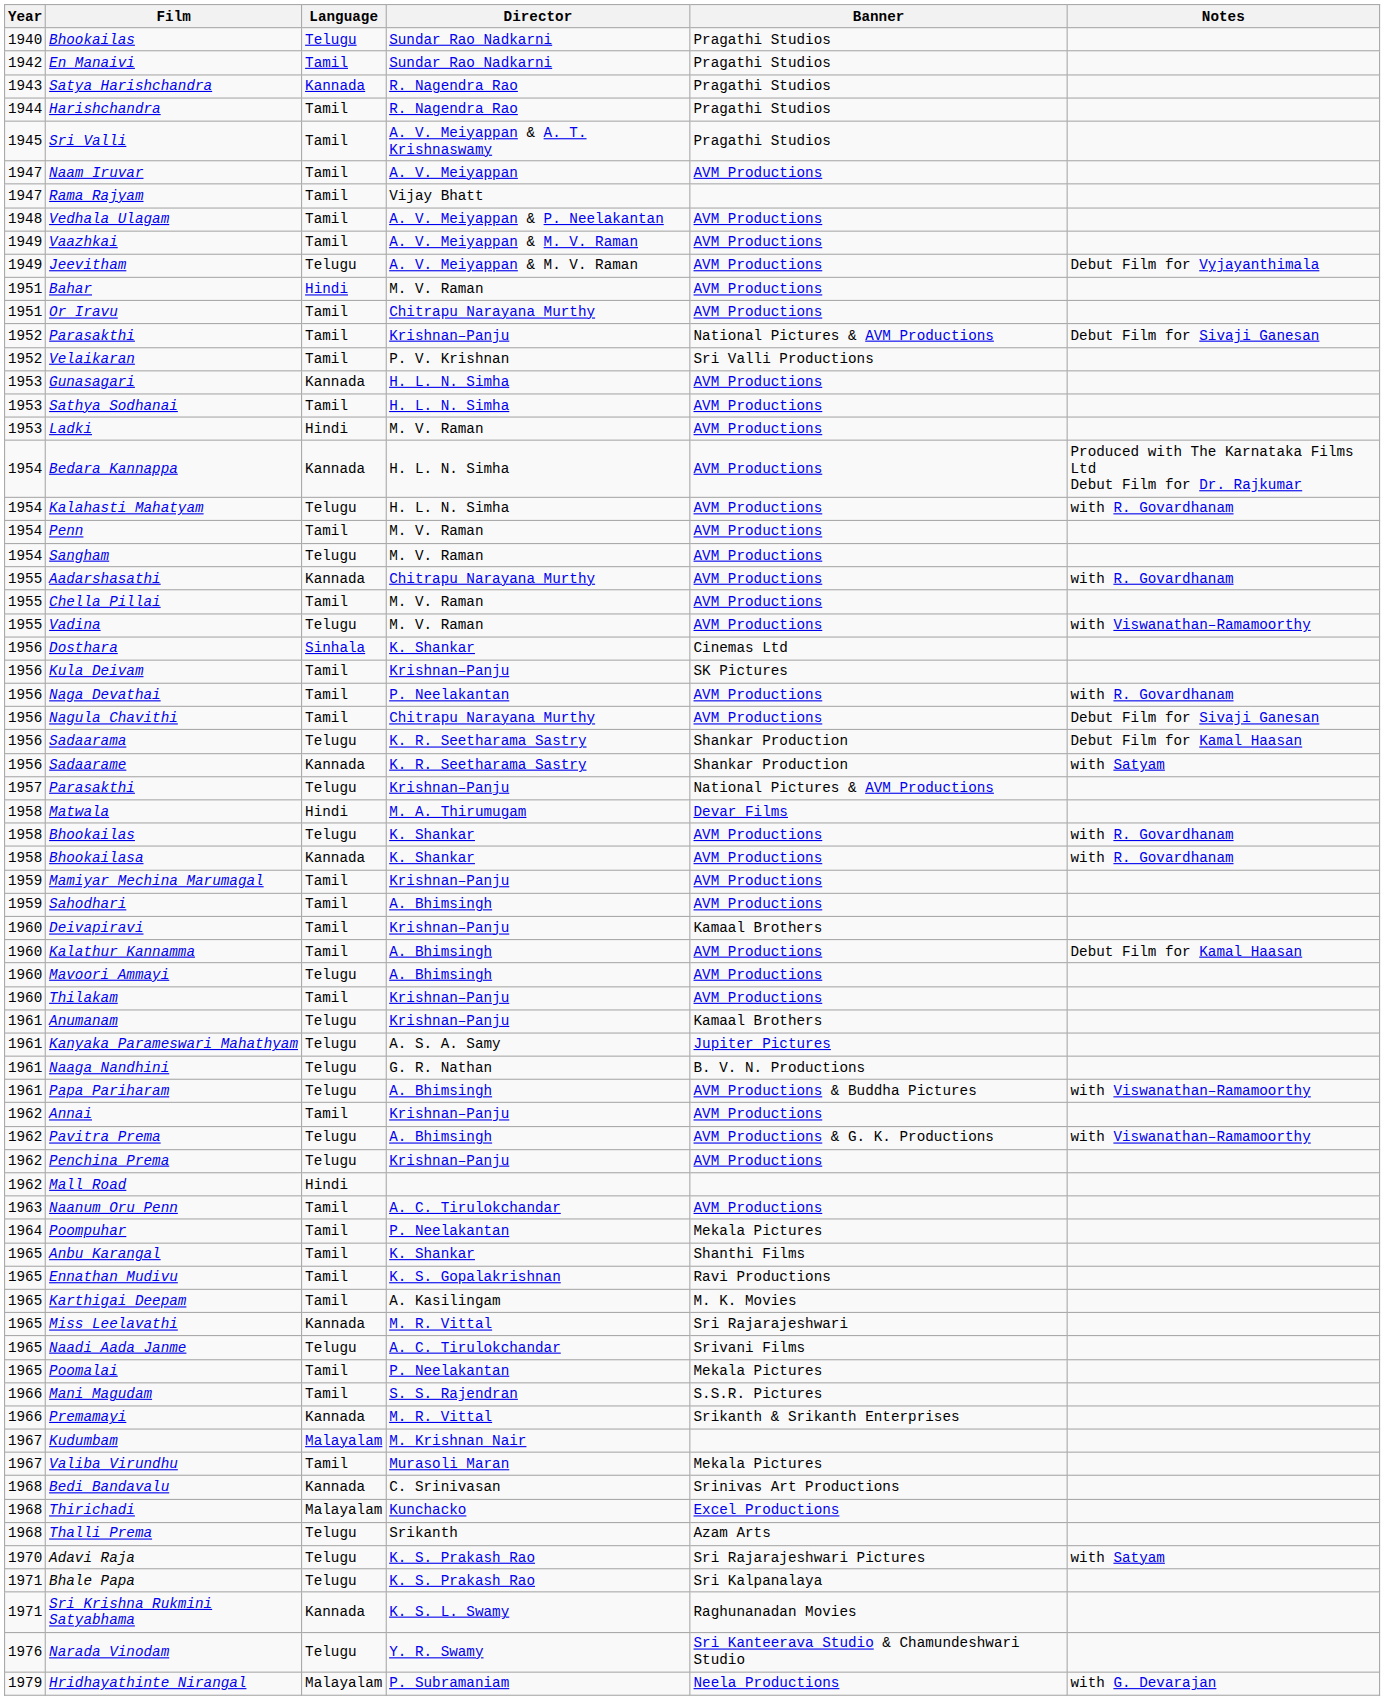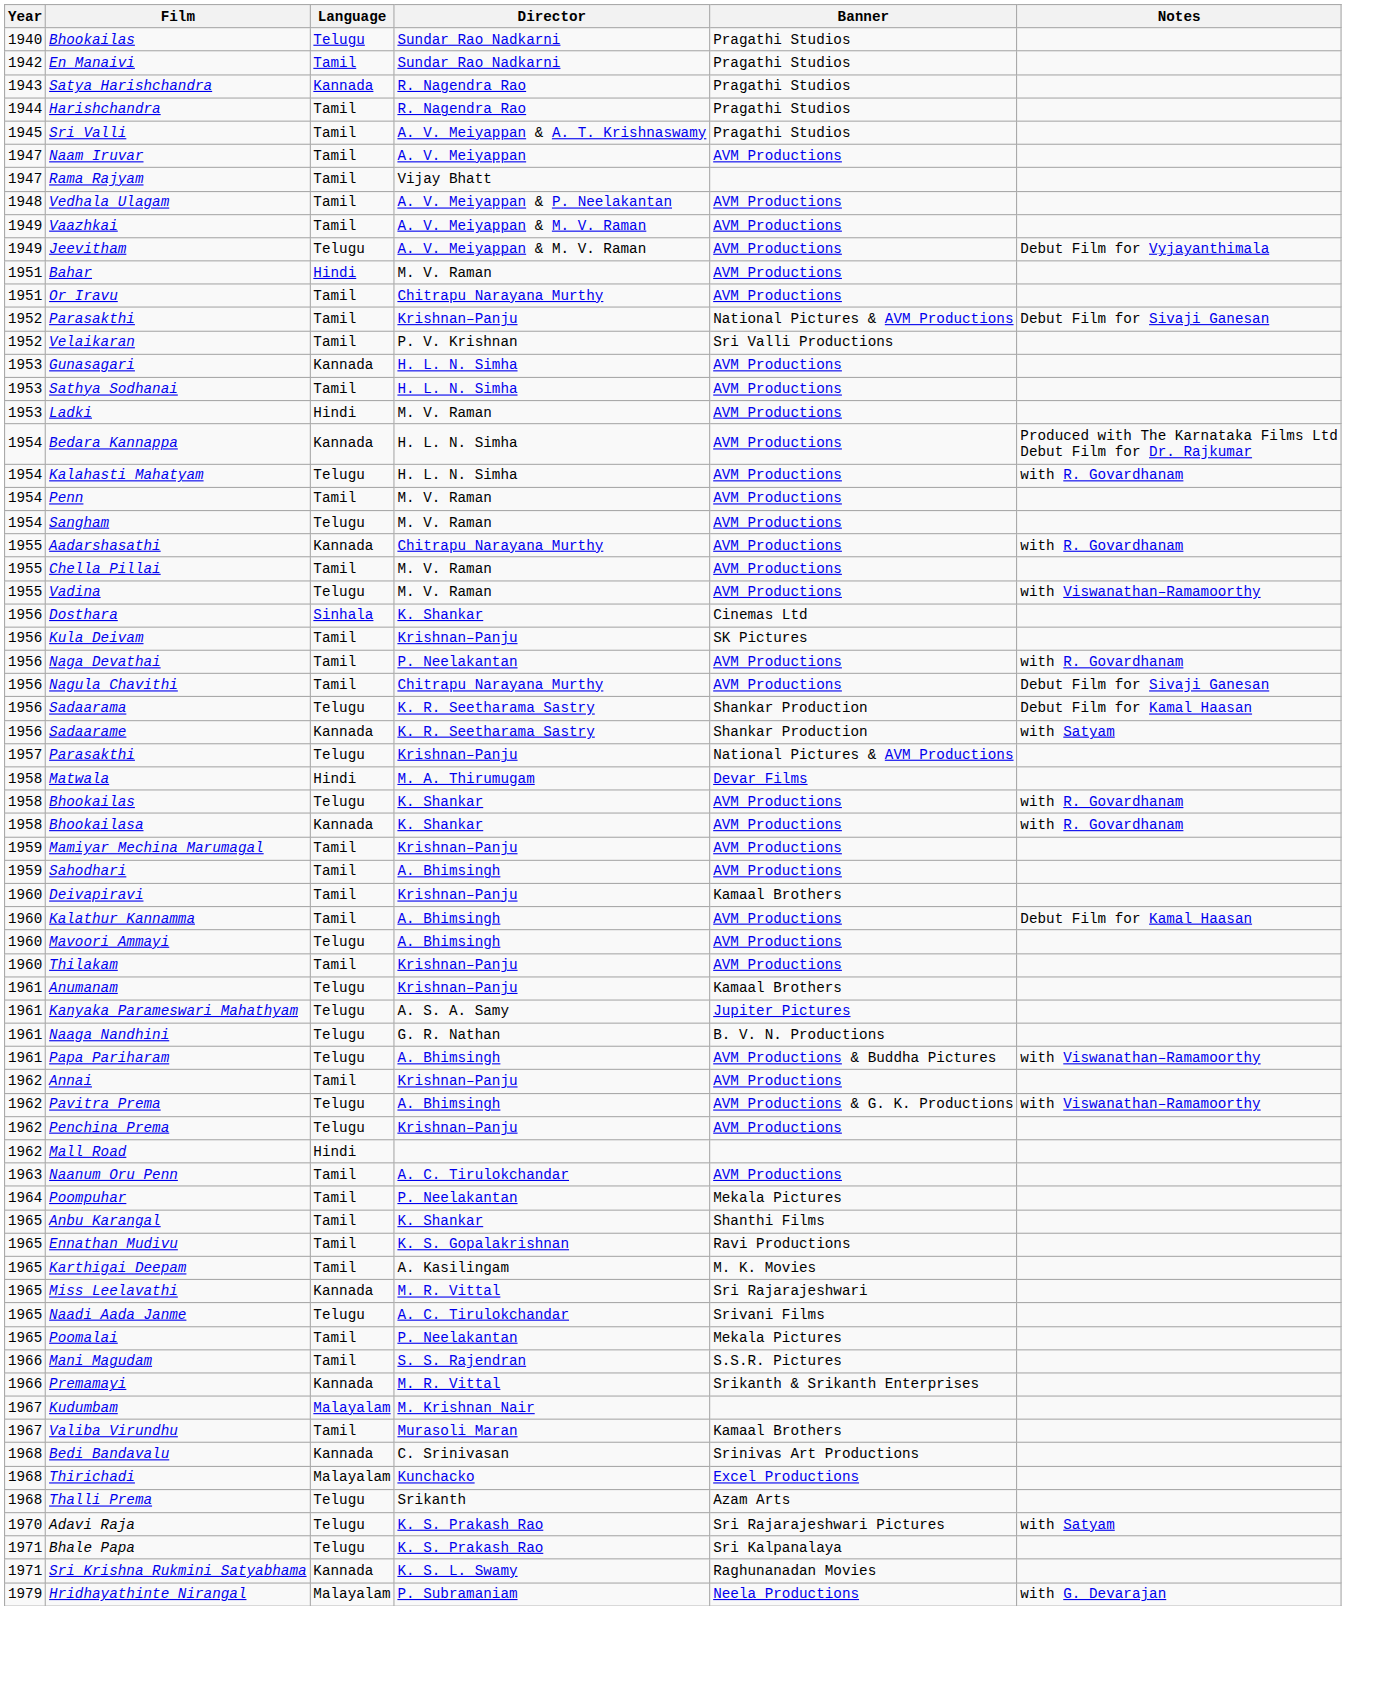(758, 1464) Mekala Pictures -> (778, 1431) Kamaal Brothers
- row: (25, 1652)
